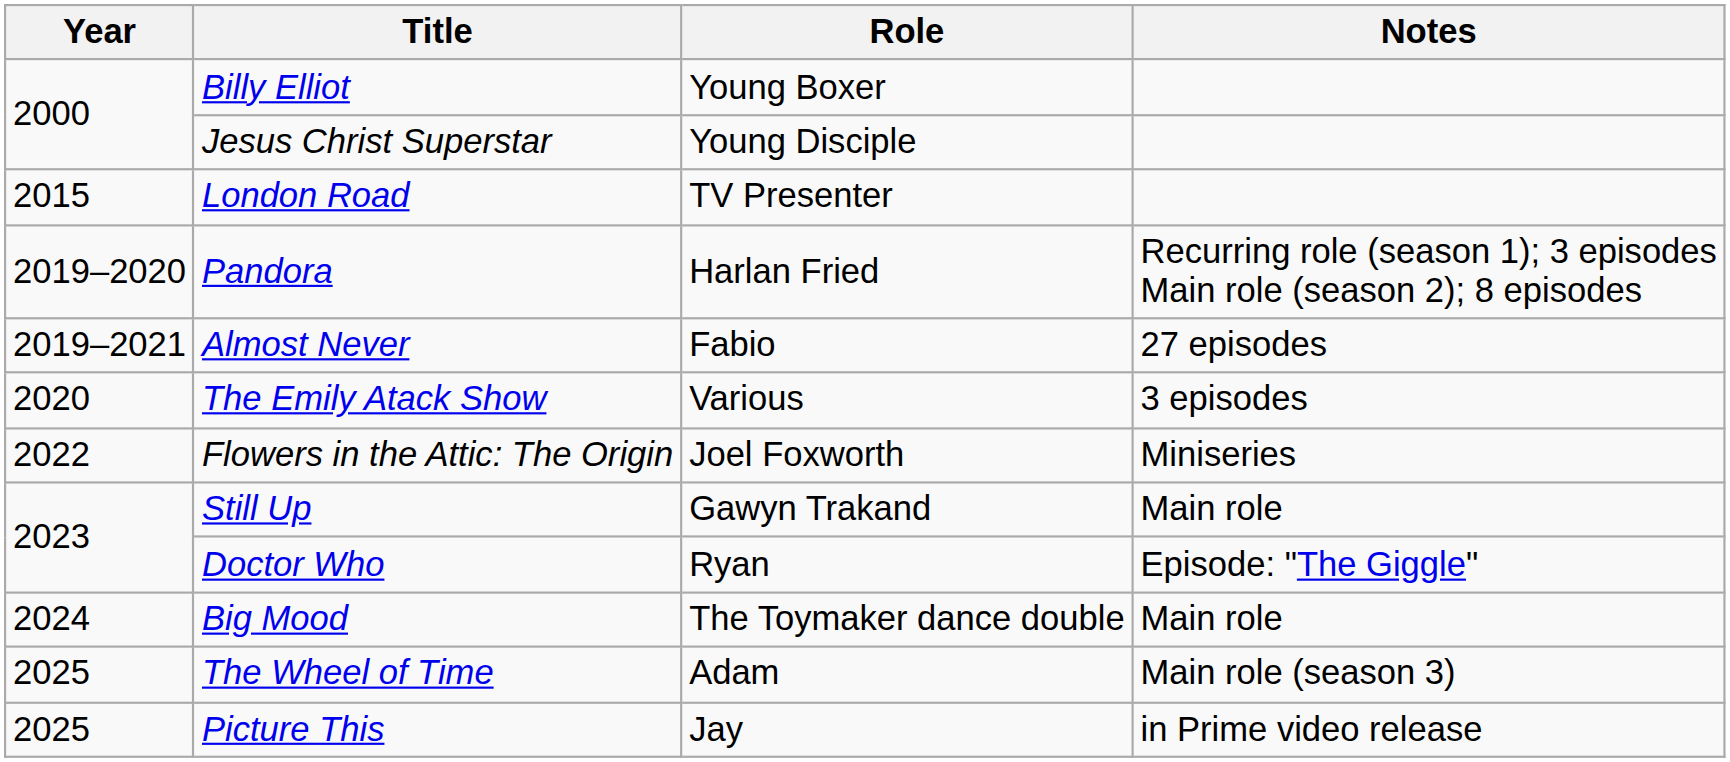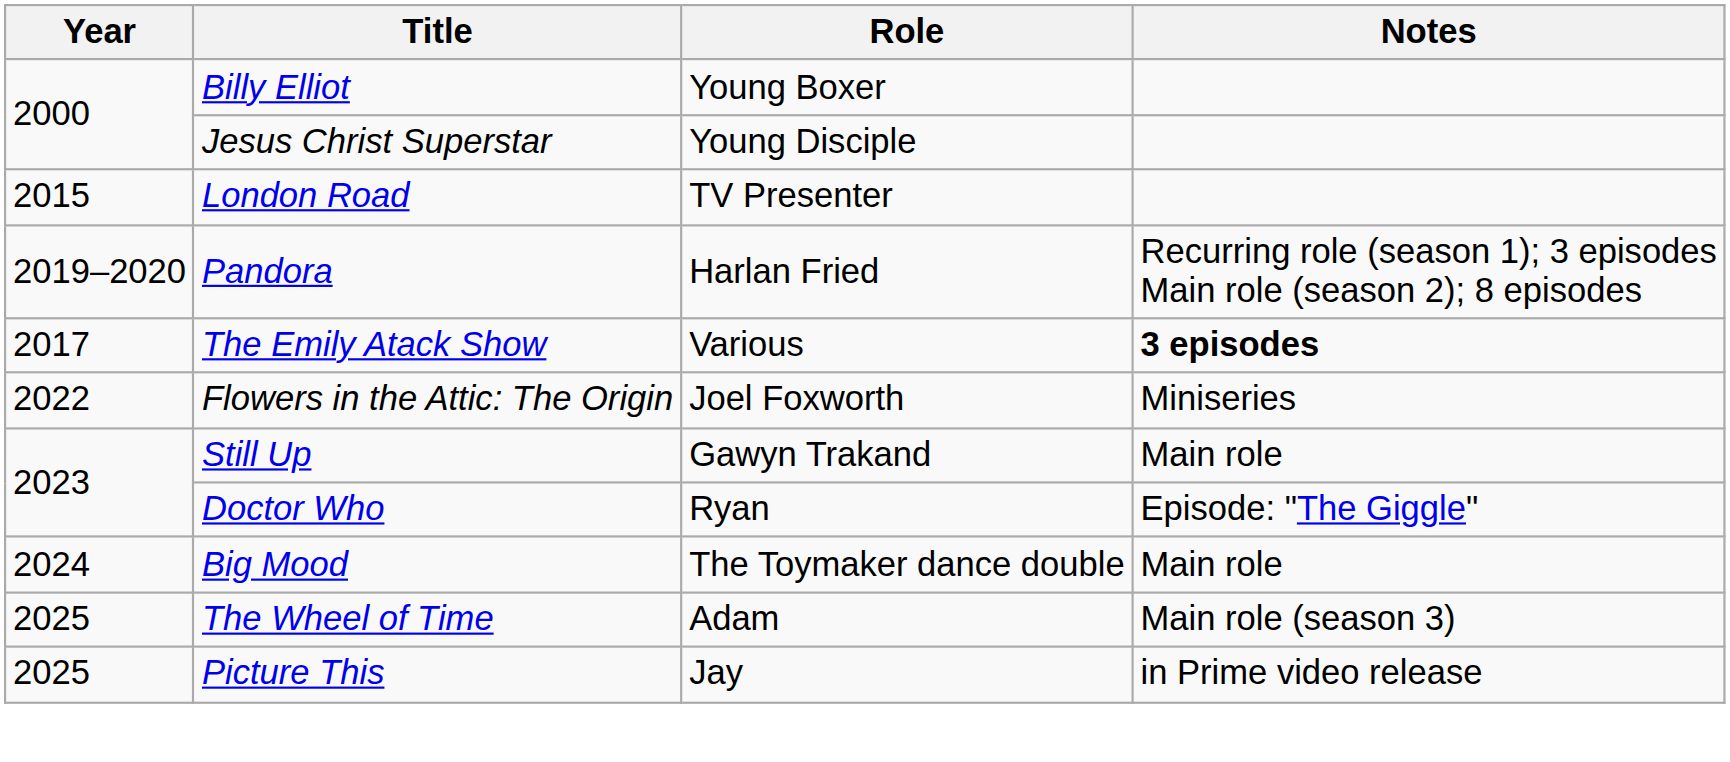- row: (306, 344)
(51, 399) 2020 -> (51, 344) 2017
(1224, 399) normal -> (1230, 344) bold
